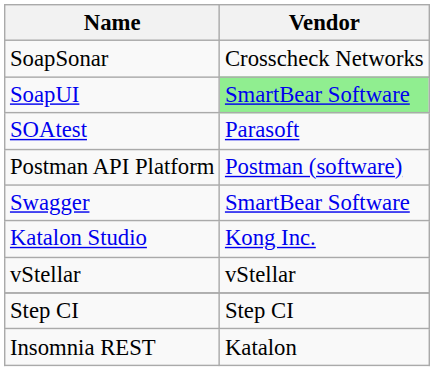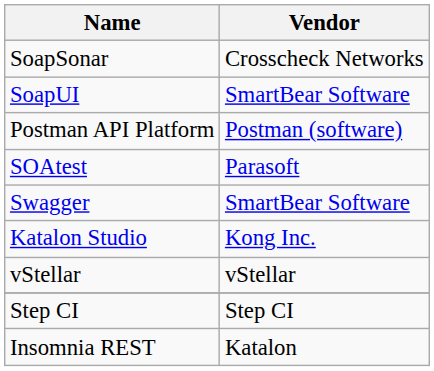(317, 94) lightgreen background -> (317, 94) no background
rows swapped: (112, 166) <-> (48, 130)
